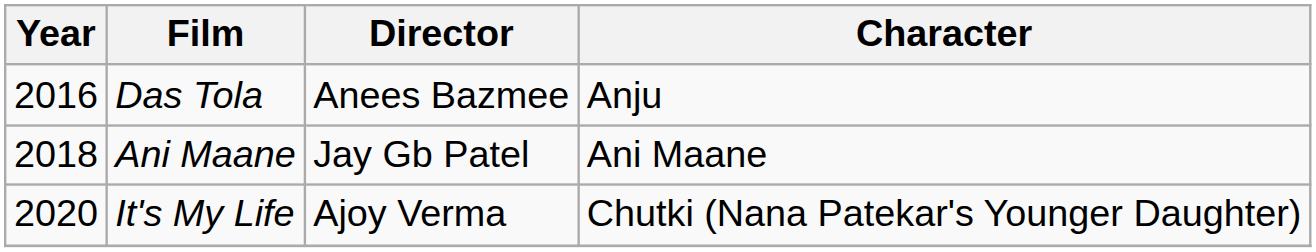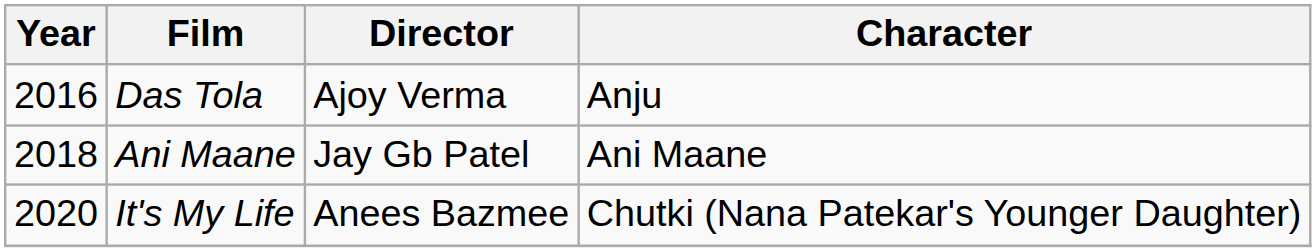(441, 94) Anees Bazmee -> (410, 94) Ajoy Verma
(410, 214) Ajoy Verma -> (441, 214) Anees Bazmee
